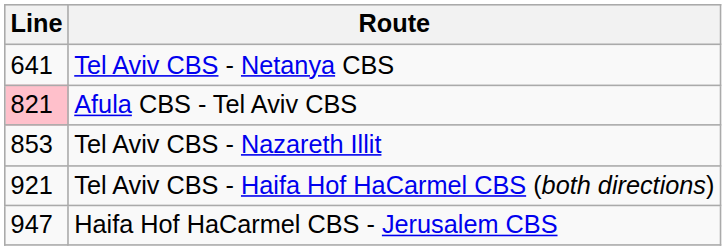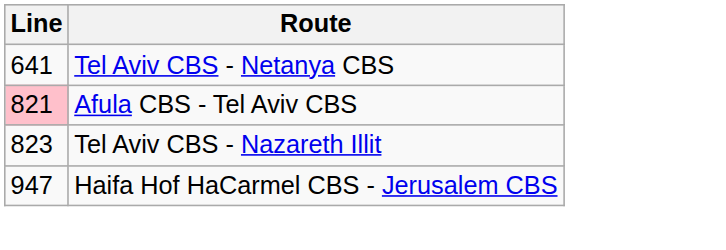(32, 144) 853 -> (32, 144) 823
- row: (394, 184)
